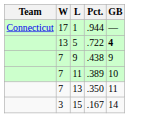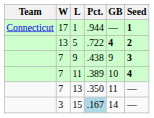+ column: (137, 12)
(95, 105) no background -> (95, 105) lightblue background
